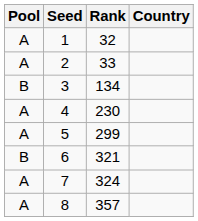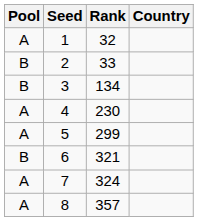(24, 63) A -> (24, 63) B
